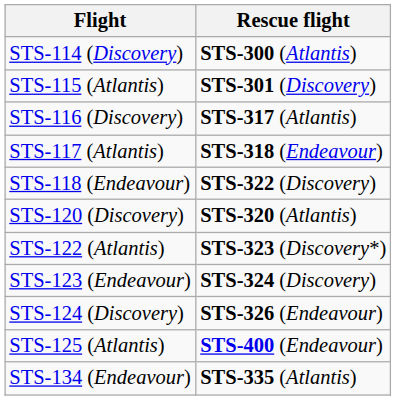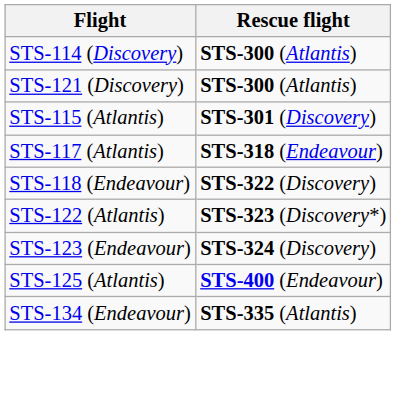+ row: (97, 85)
- row: (96, 118)
- row: (97, 215)
- row: (97, 313)
